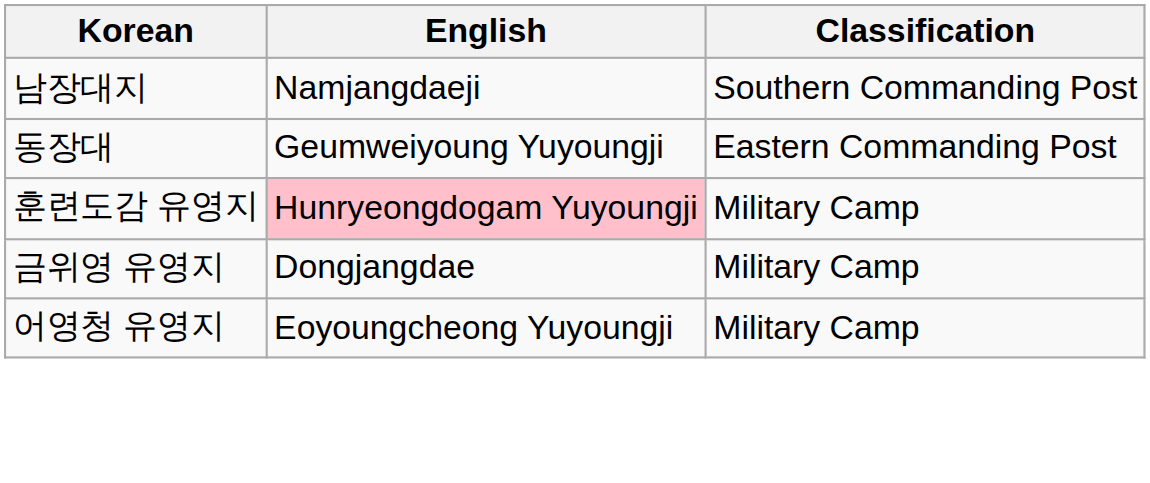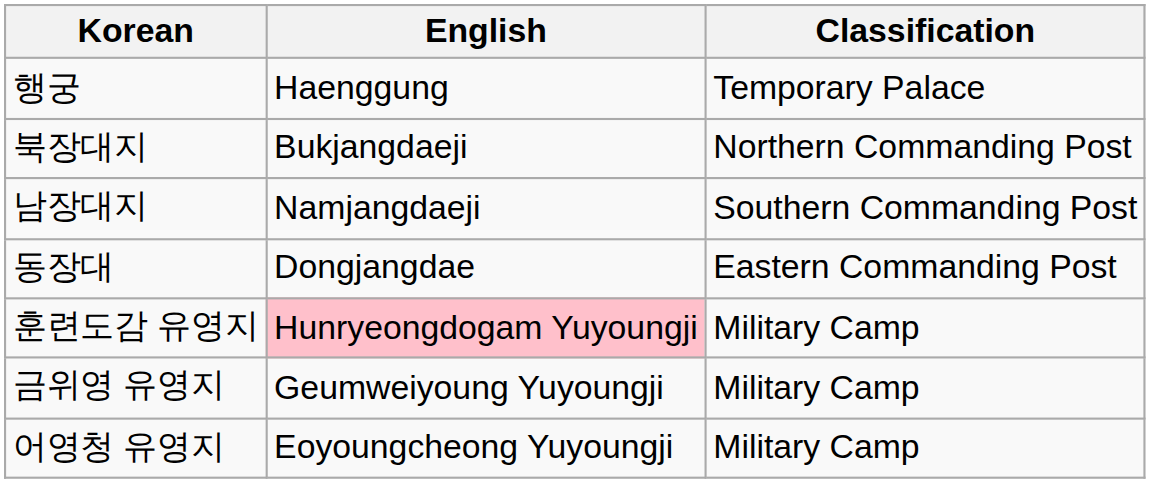+ row: (47, 86)
+ row: (80, 146)
(469, 147) Geumweiyoung Yuyoungji -> (375, 267) Dongjangdae
(375, 267) Dongjangdae -> (469, 387) Geumweiyoung Yuyoungji
